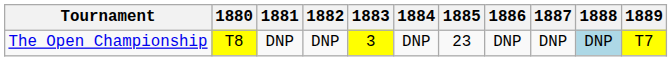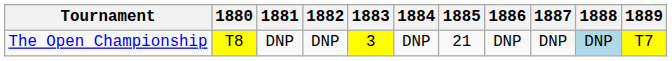(462, 43) 23 -> (462, 43) 21
